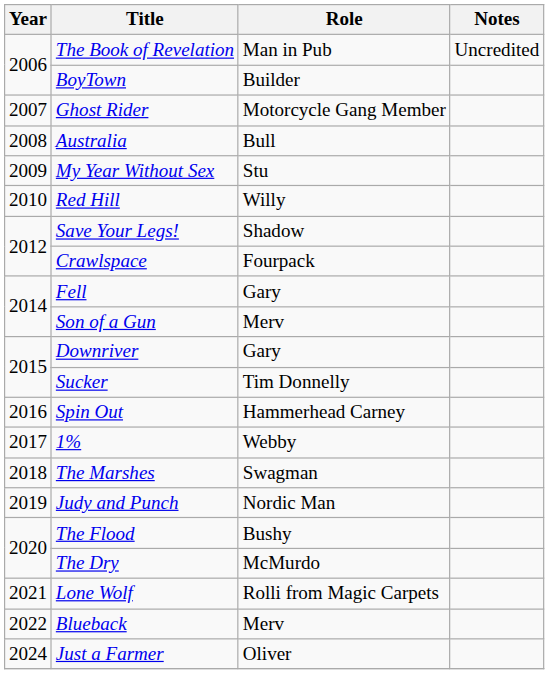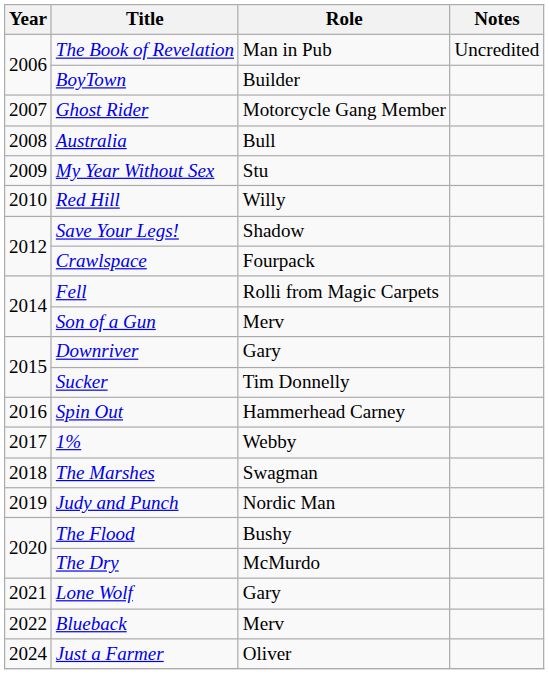(262, 291) Gary -> (341, 291) Rolli from Magic Carpets
(341, 593) Rolli from Magic Carpets -> (262, 593) Gary
